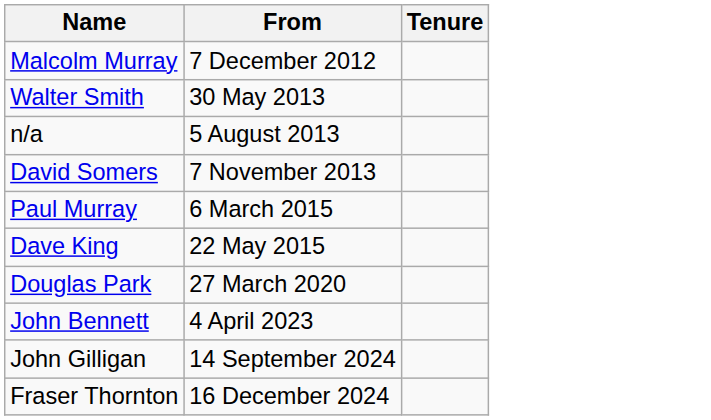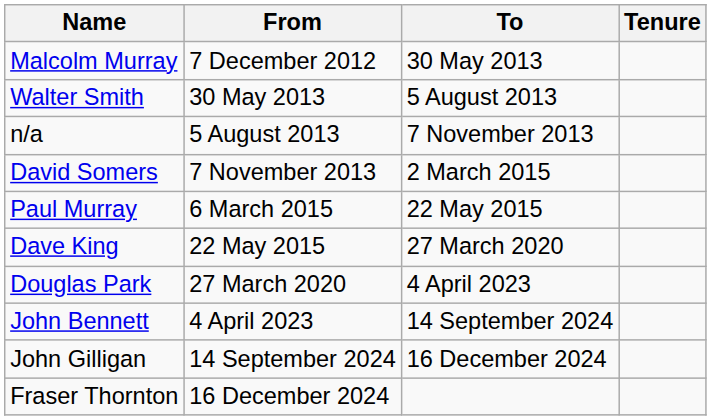+ column: (510, 23)
